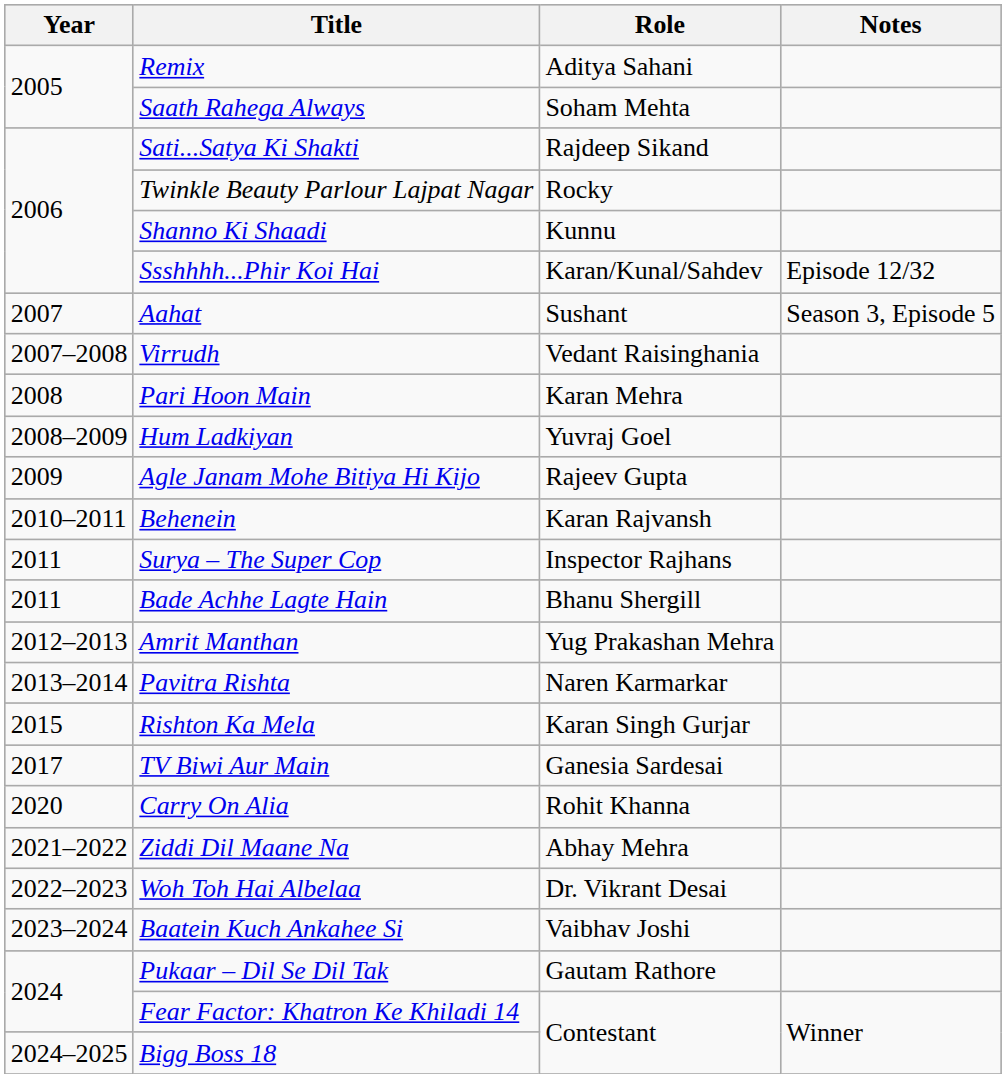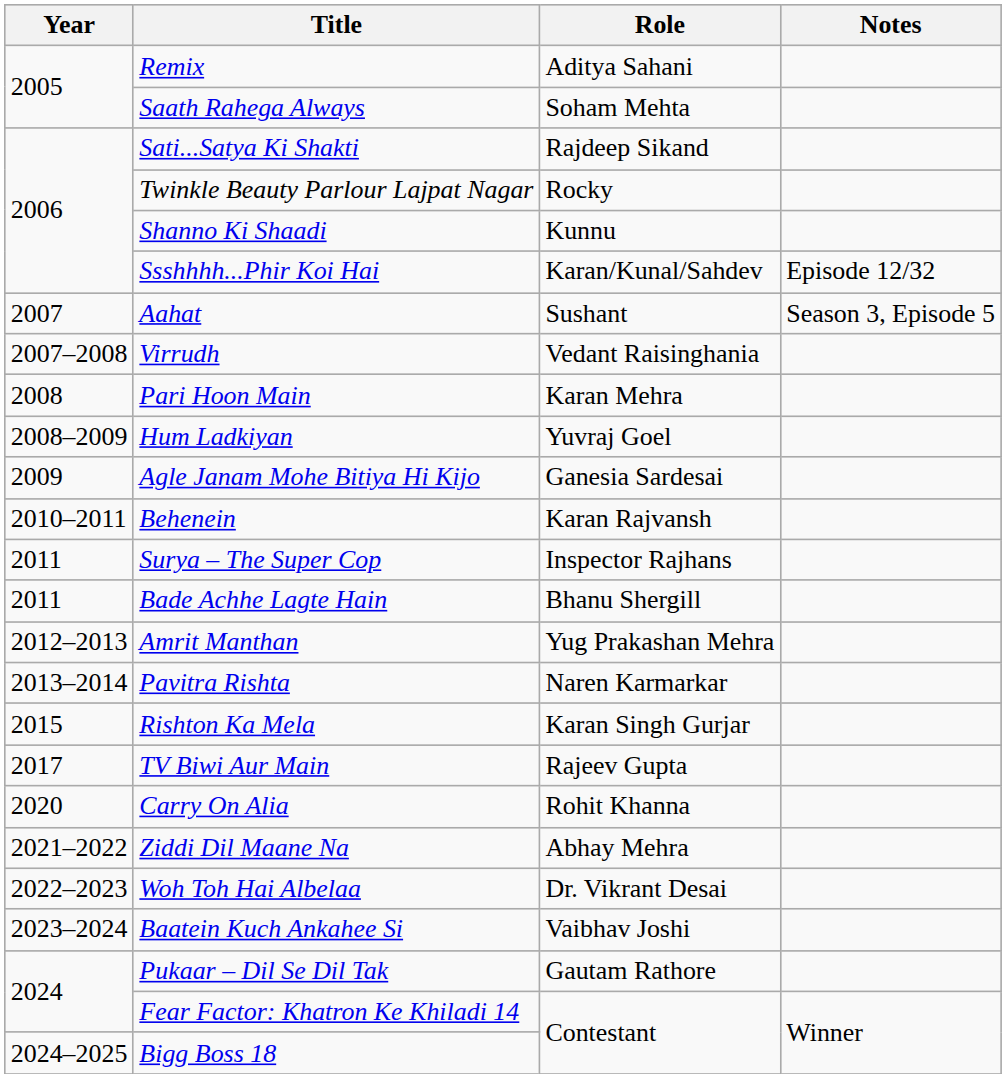(616, 477) Rajeev Gupta -> (634, 477) Ganesia Sardesai
(634, 764) Ganesia Sardesai -> (616, 764) Rajeev Gupta
